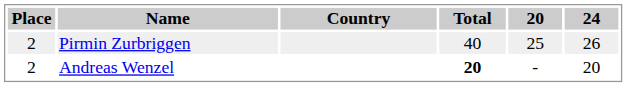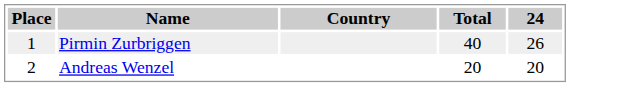- column: (535, 19)
(32, 43) 2 -> (32, 43) 1
(472, 67) bold -> (472, 67) normal
